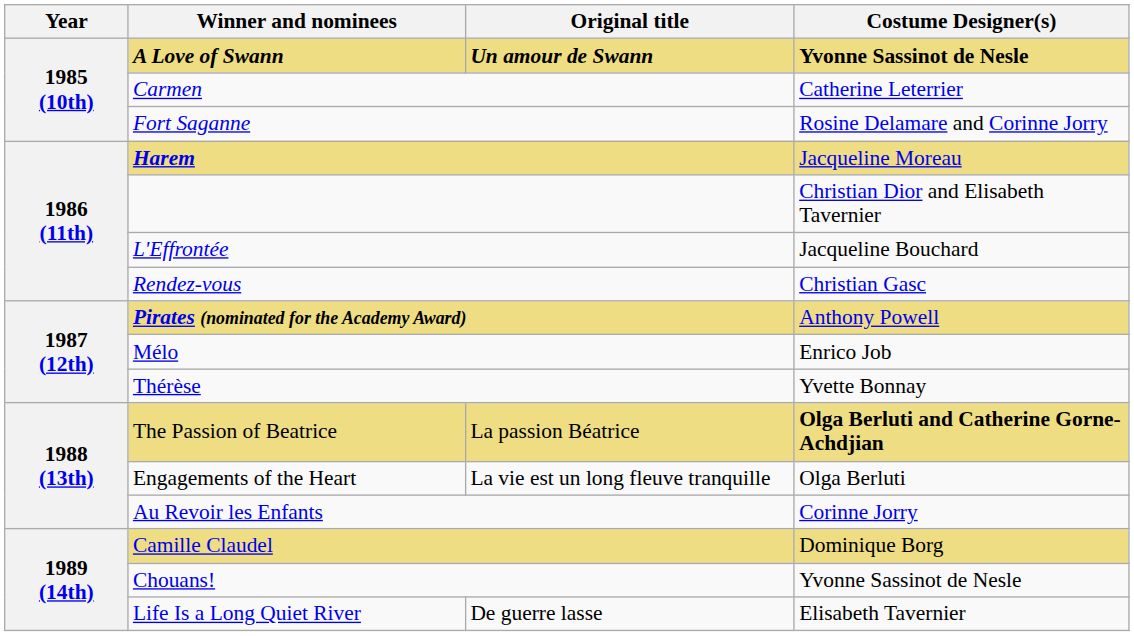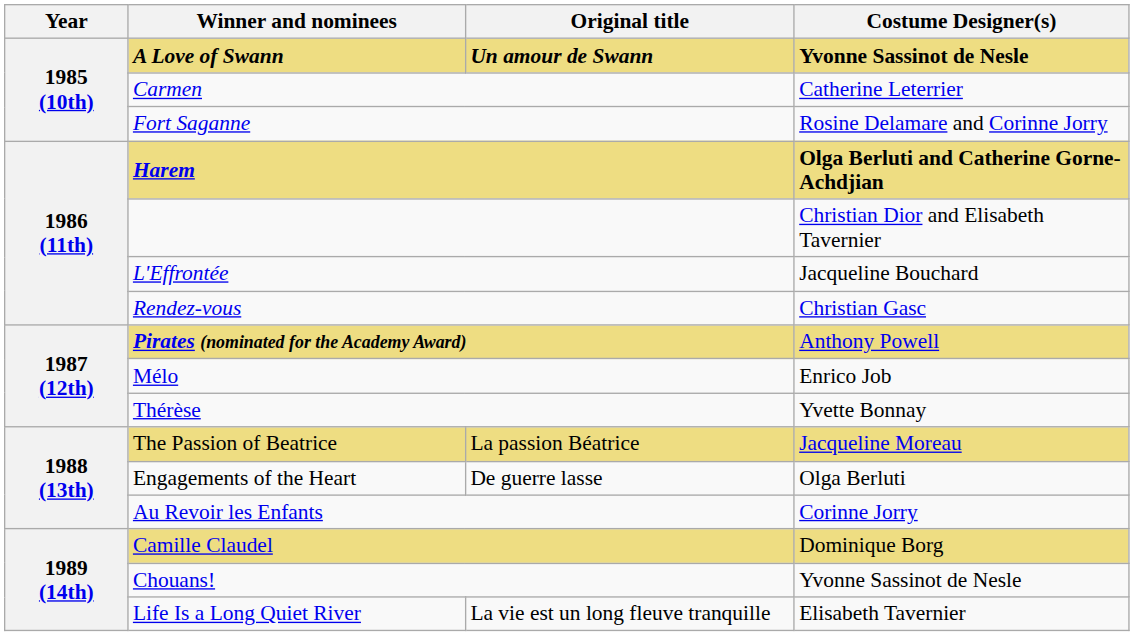(880, 157) Jacqueline Moreau -> (960, 169) Olga Berluti and Catherine Gorne-Achdjian
(960, 431) Olga Berluti and Catherine Gorne-Achdjian -> (880, 443) Jacqueline Moreau
(620, 477) La vie est un long fleuve tranquille -> (536, 477) De guerre lasse
(536, 613) De guerre lasse -> (620, 613) La vie est un long fleuve tranquille
